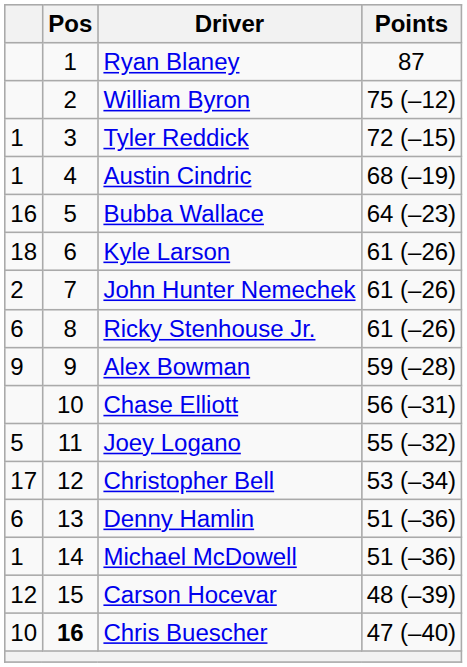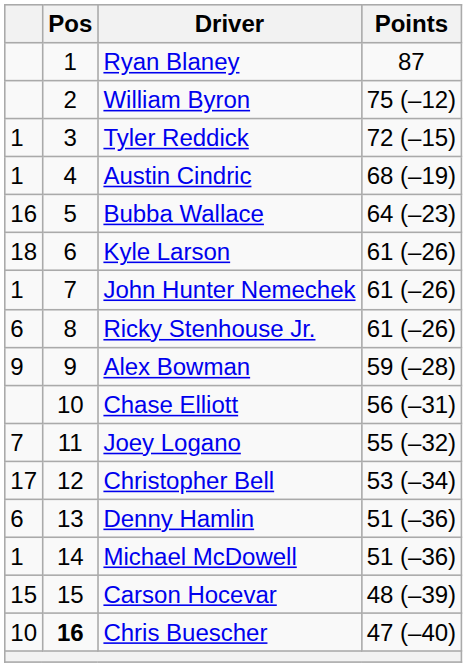(17, 290) 2 -> (17, 290) 1
(17, 442) 5 -> (17, 442) 7
(24, 594) 12 -> (24, 594) 15
